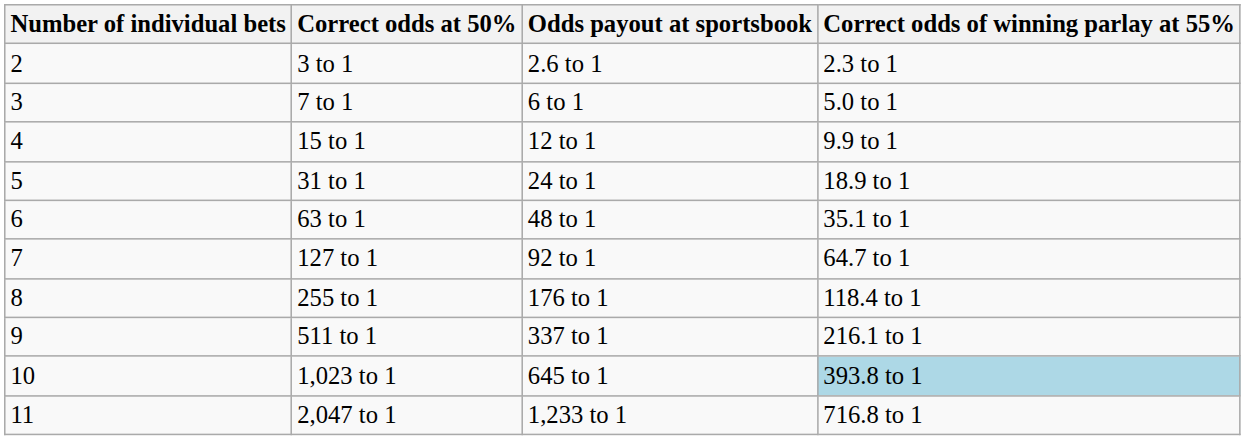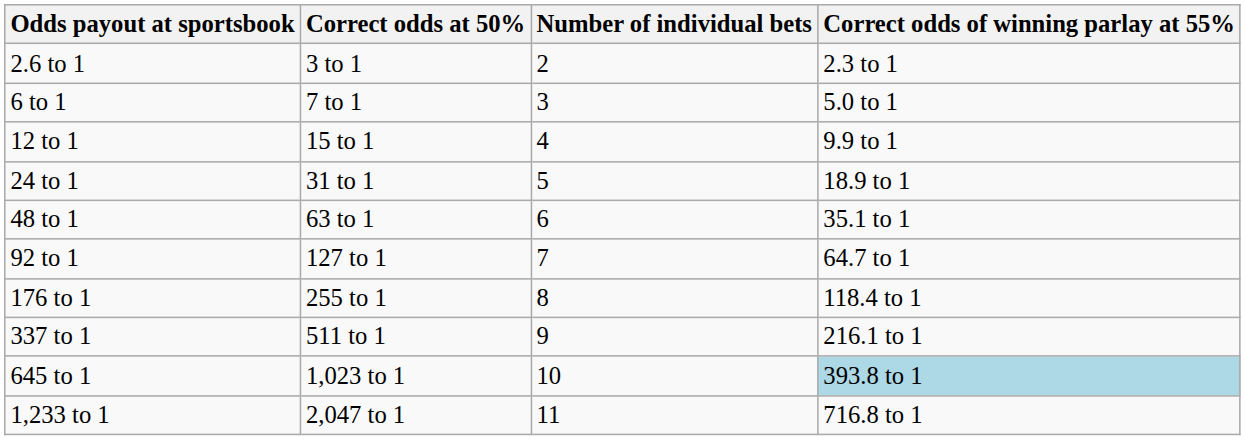columns swapped: (148, 24) <-> (670, 24)
